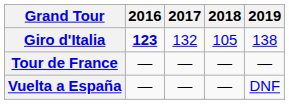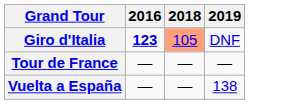- column: (185, 16)
(225, 39) no background -> (185, 39) lightsalmon background
(265, 39) 138 -> (225, 39) DNF
(265, 87) DNF -> (225, 87) 138
